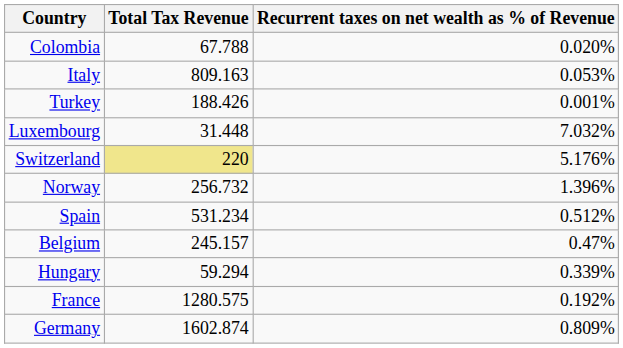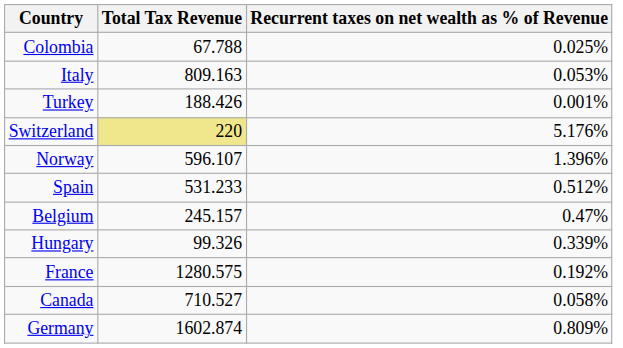(587, 46) 0.020% -> (581, 46) 0.025%
- row: (54, 131)
(220, 187) 256.732 -> (213, 159) 596.107
(220, 215) 531.234 -> (213, 187) 531.233
(224, 272) 59.294 -> (218, 243) 99.326
+ row: (67, 300)
